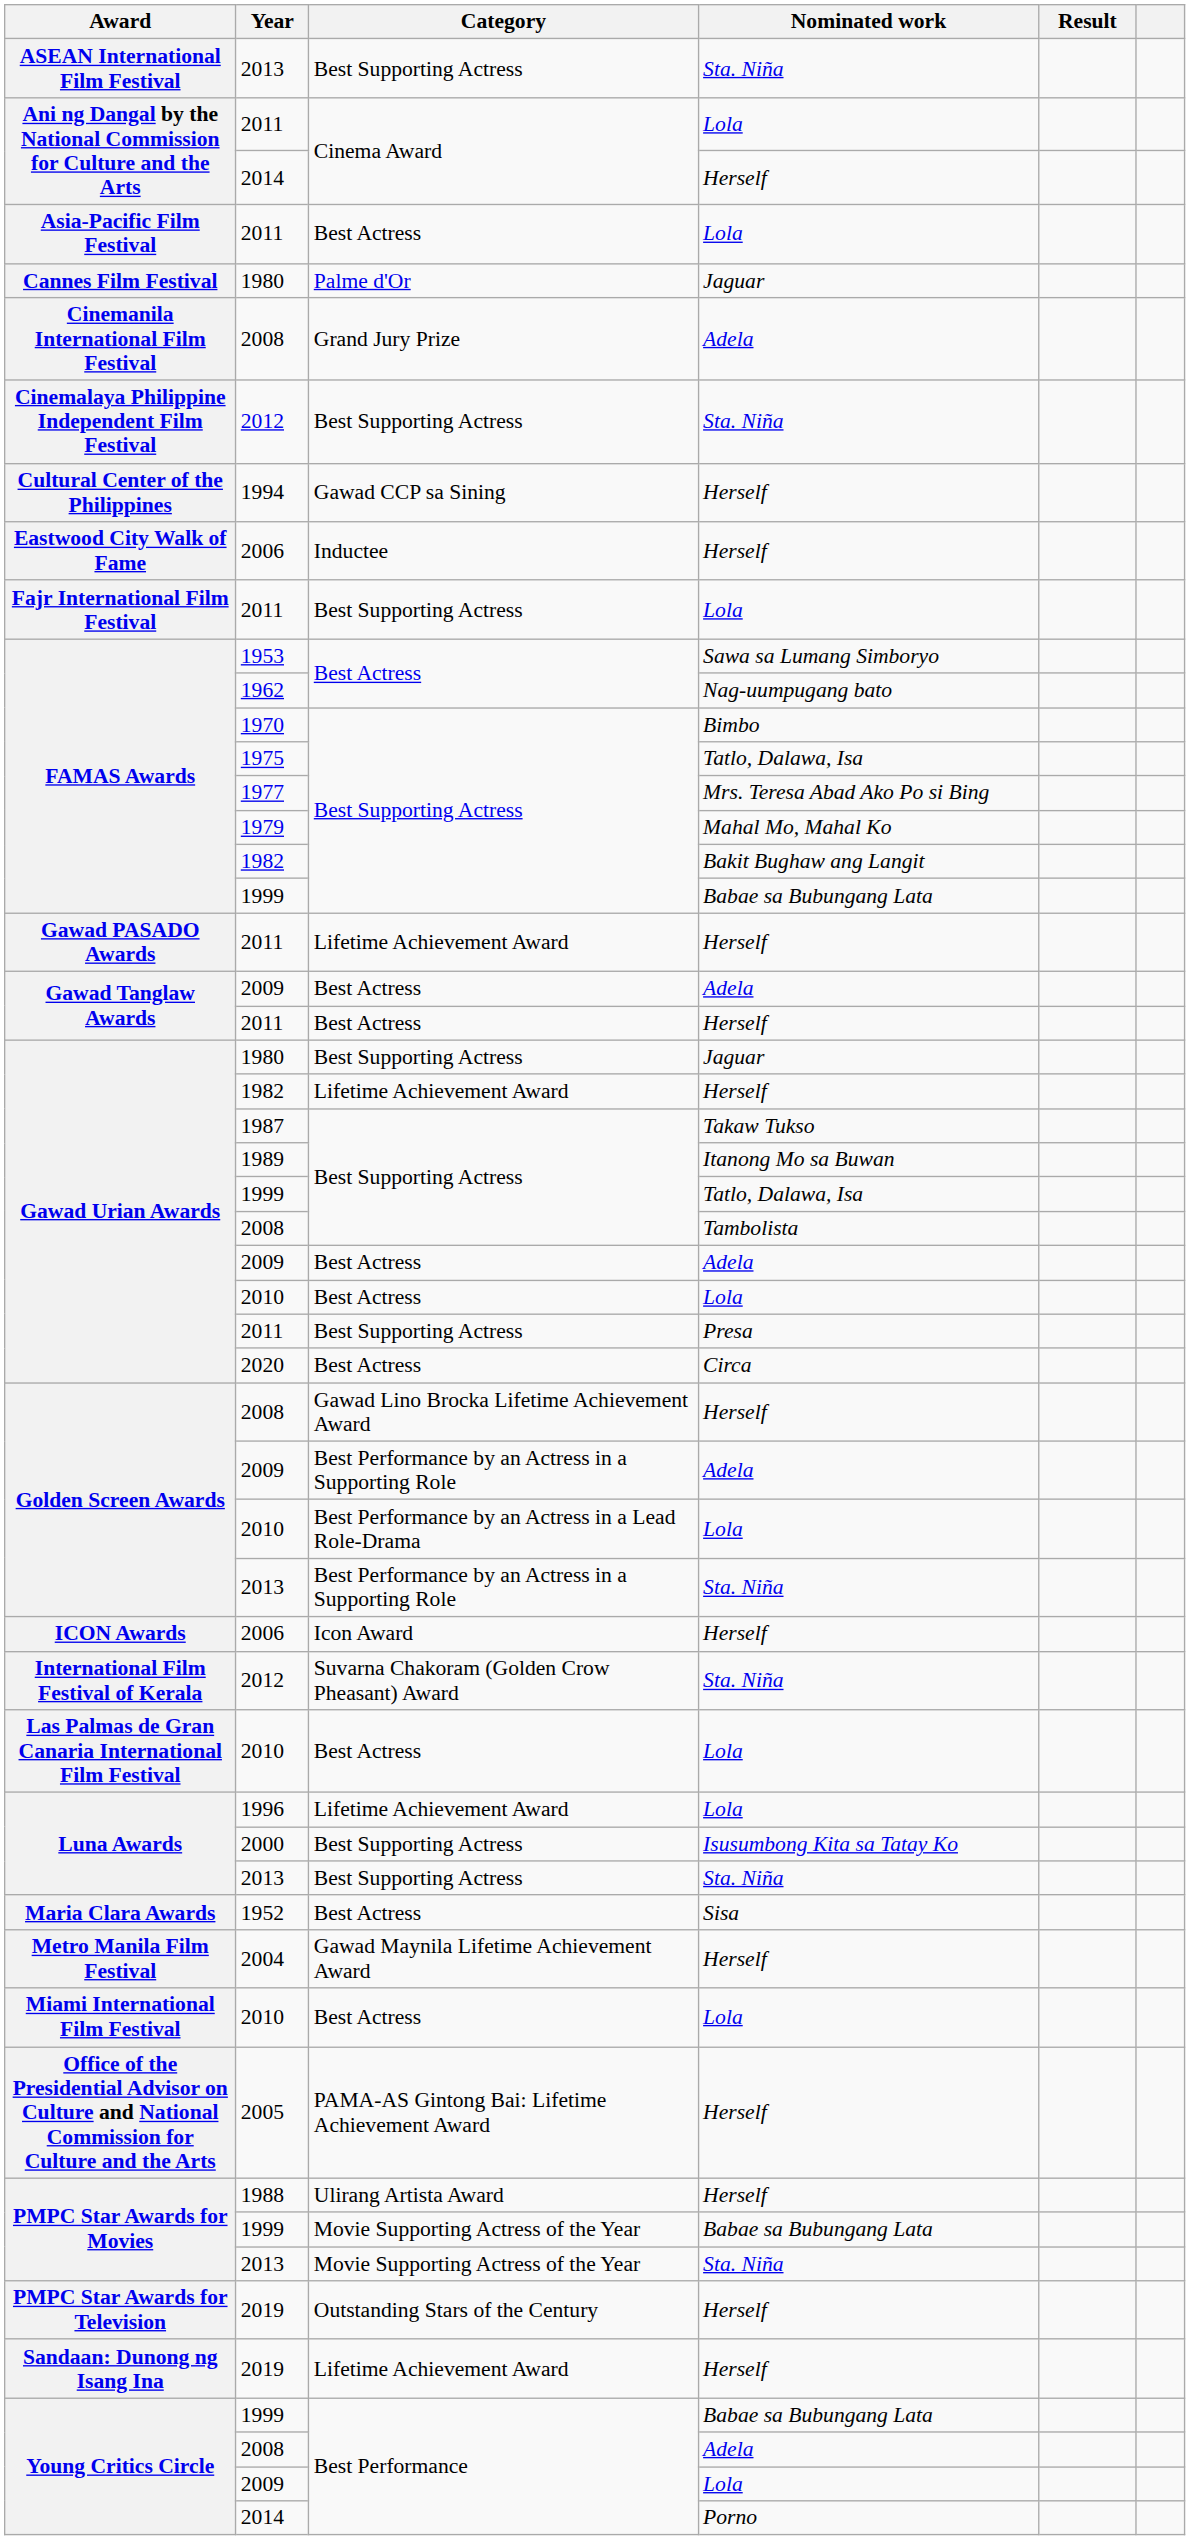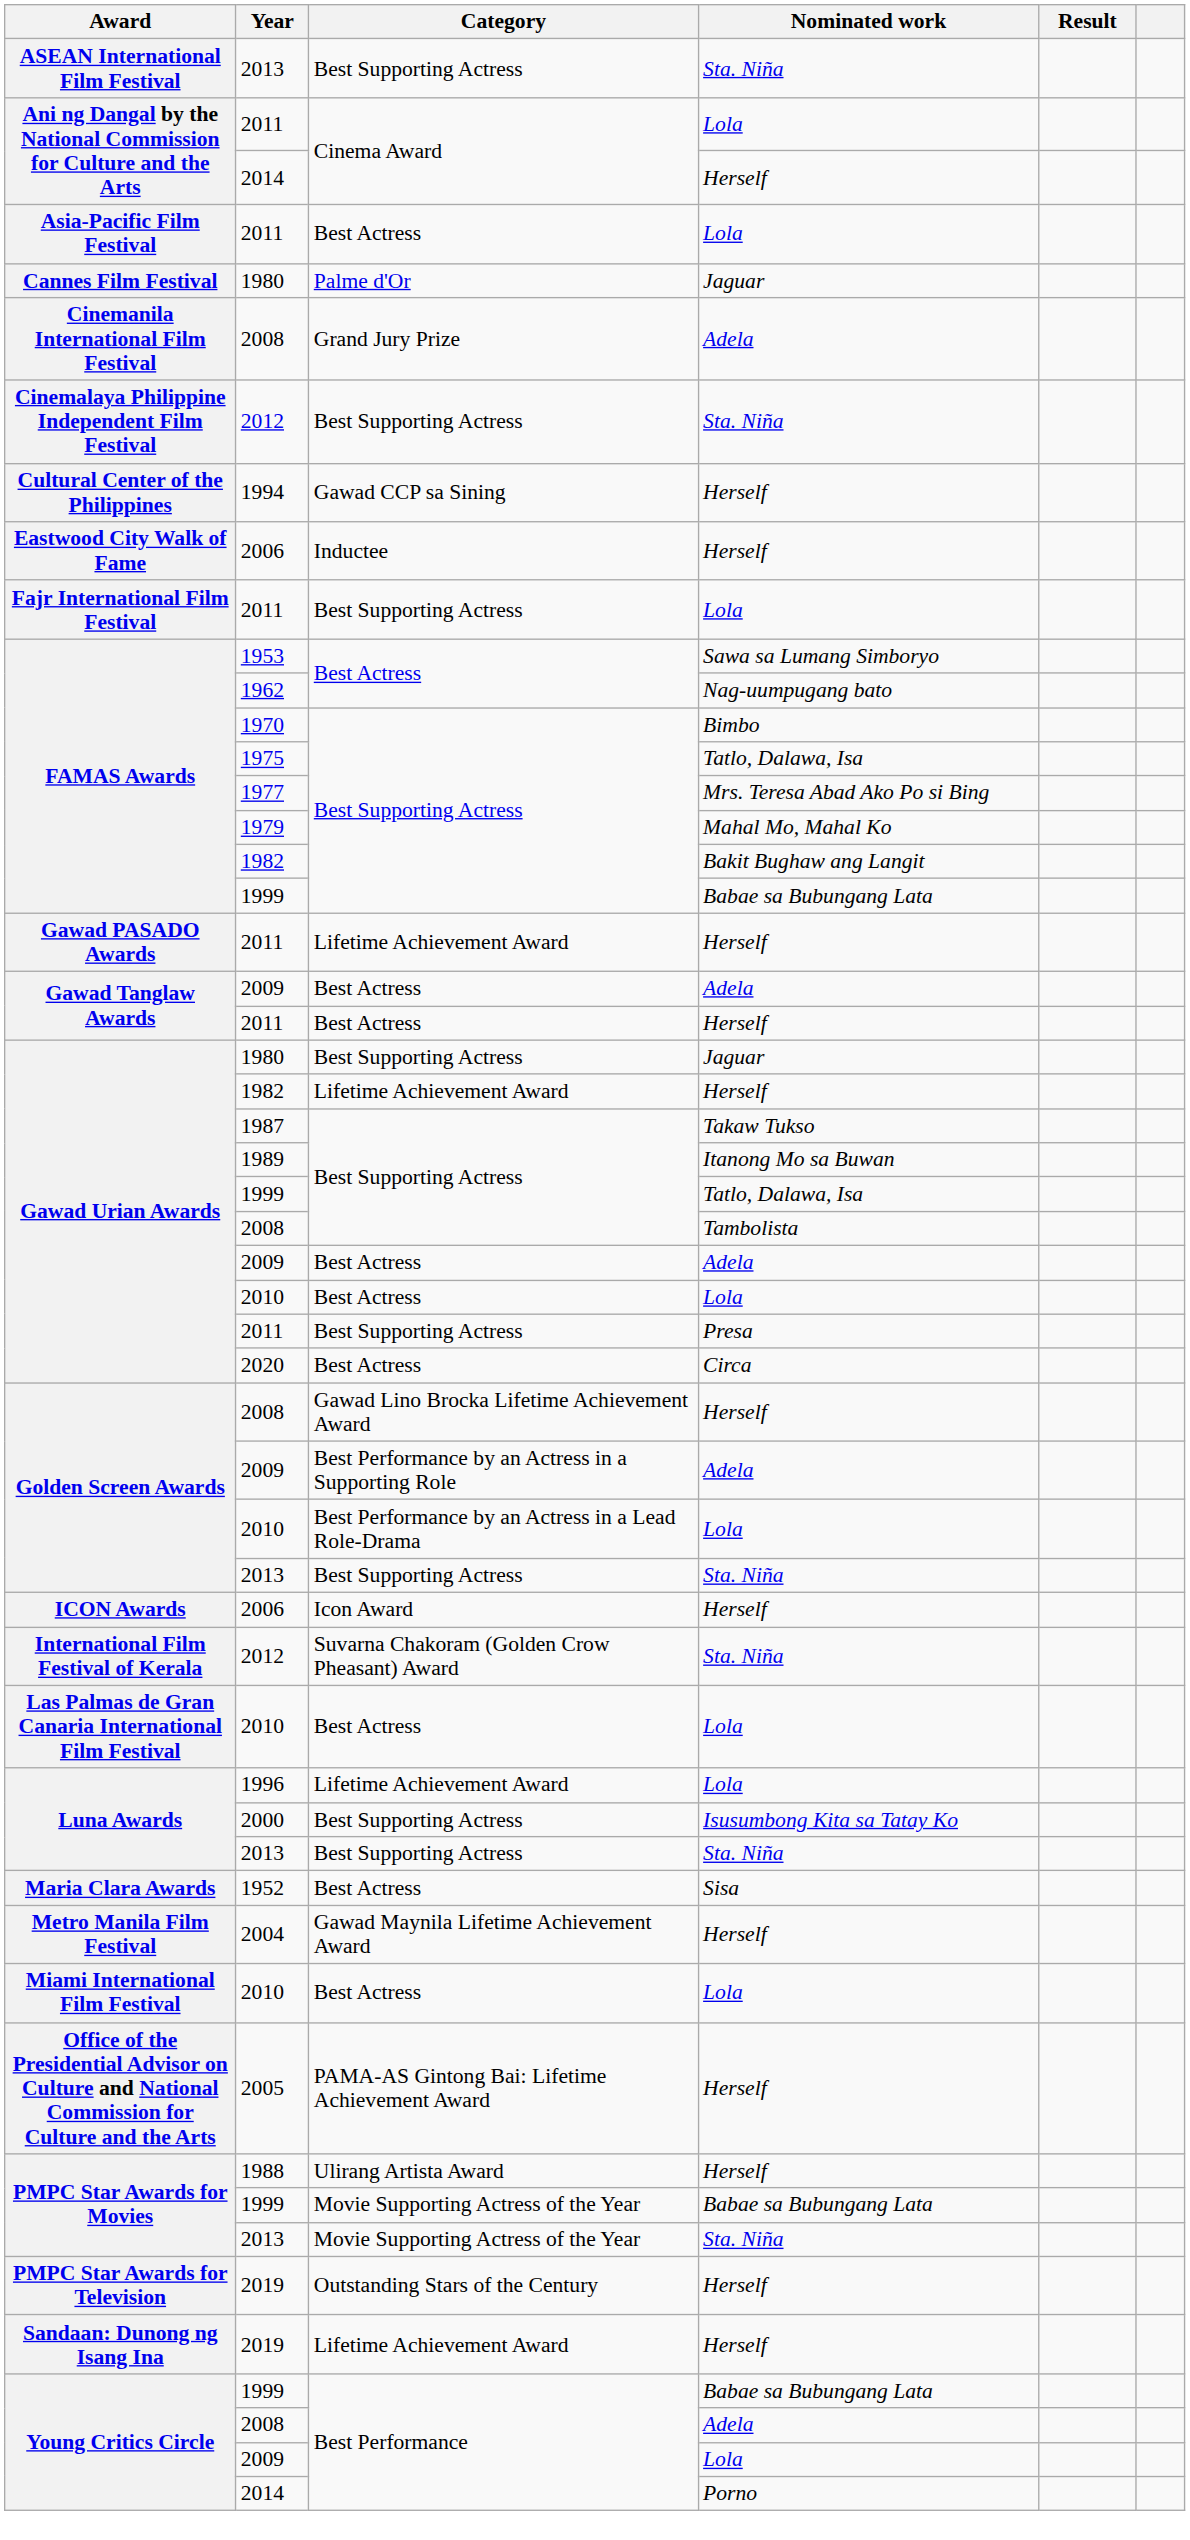(470, 1587) Best Performance by an Actress in a Supporting Role -> (418, 1575) Best Supporting Actress
